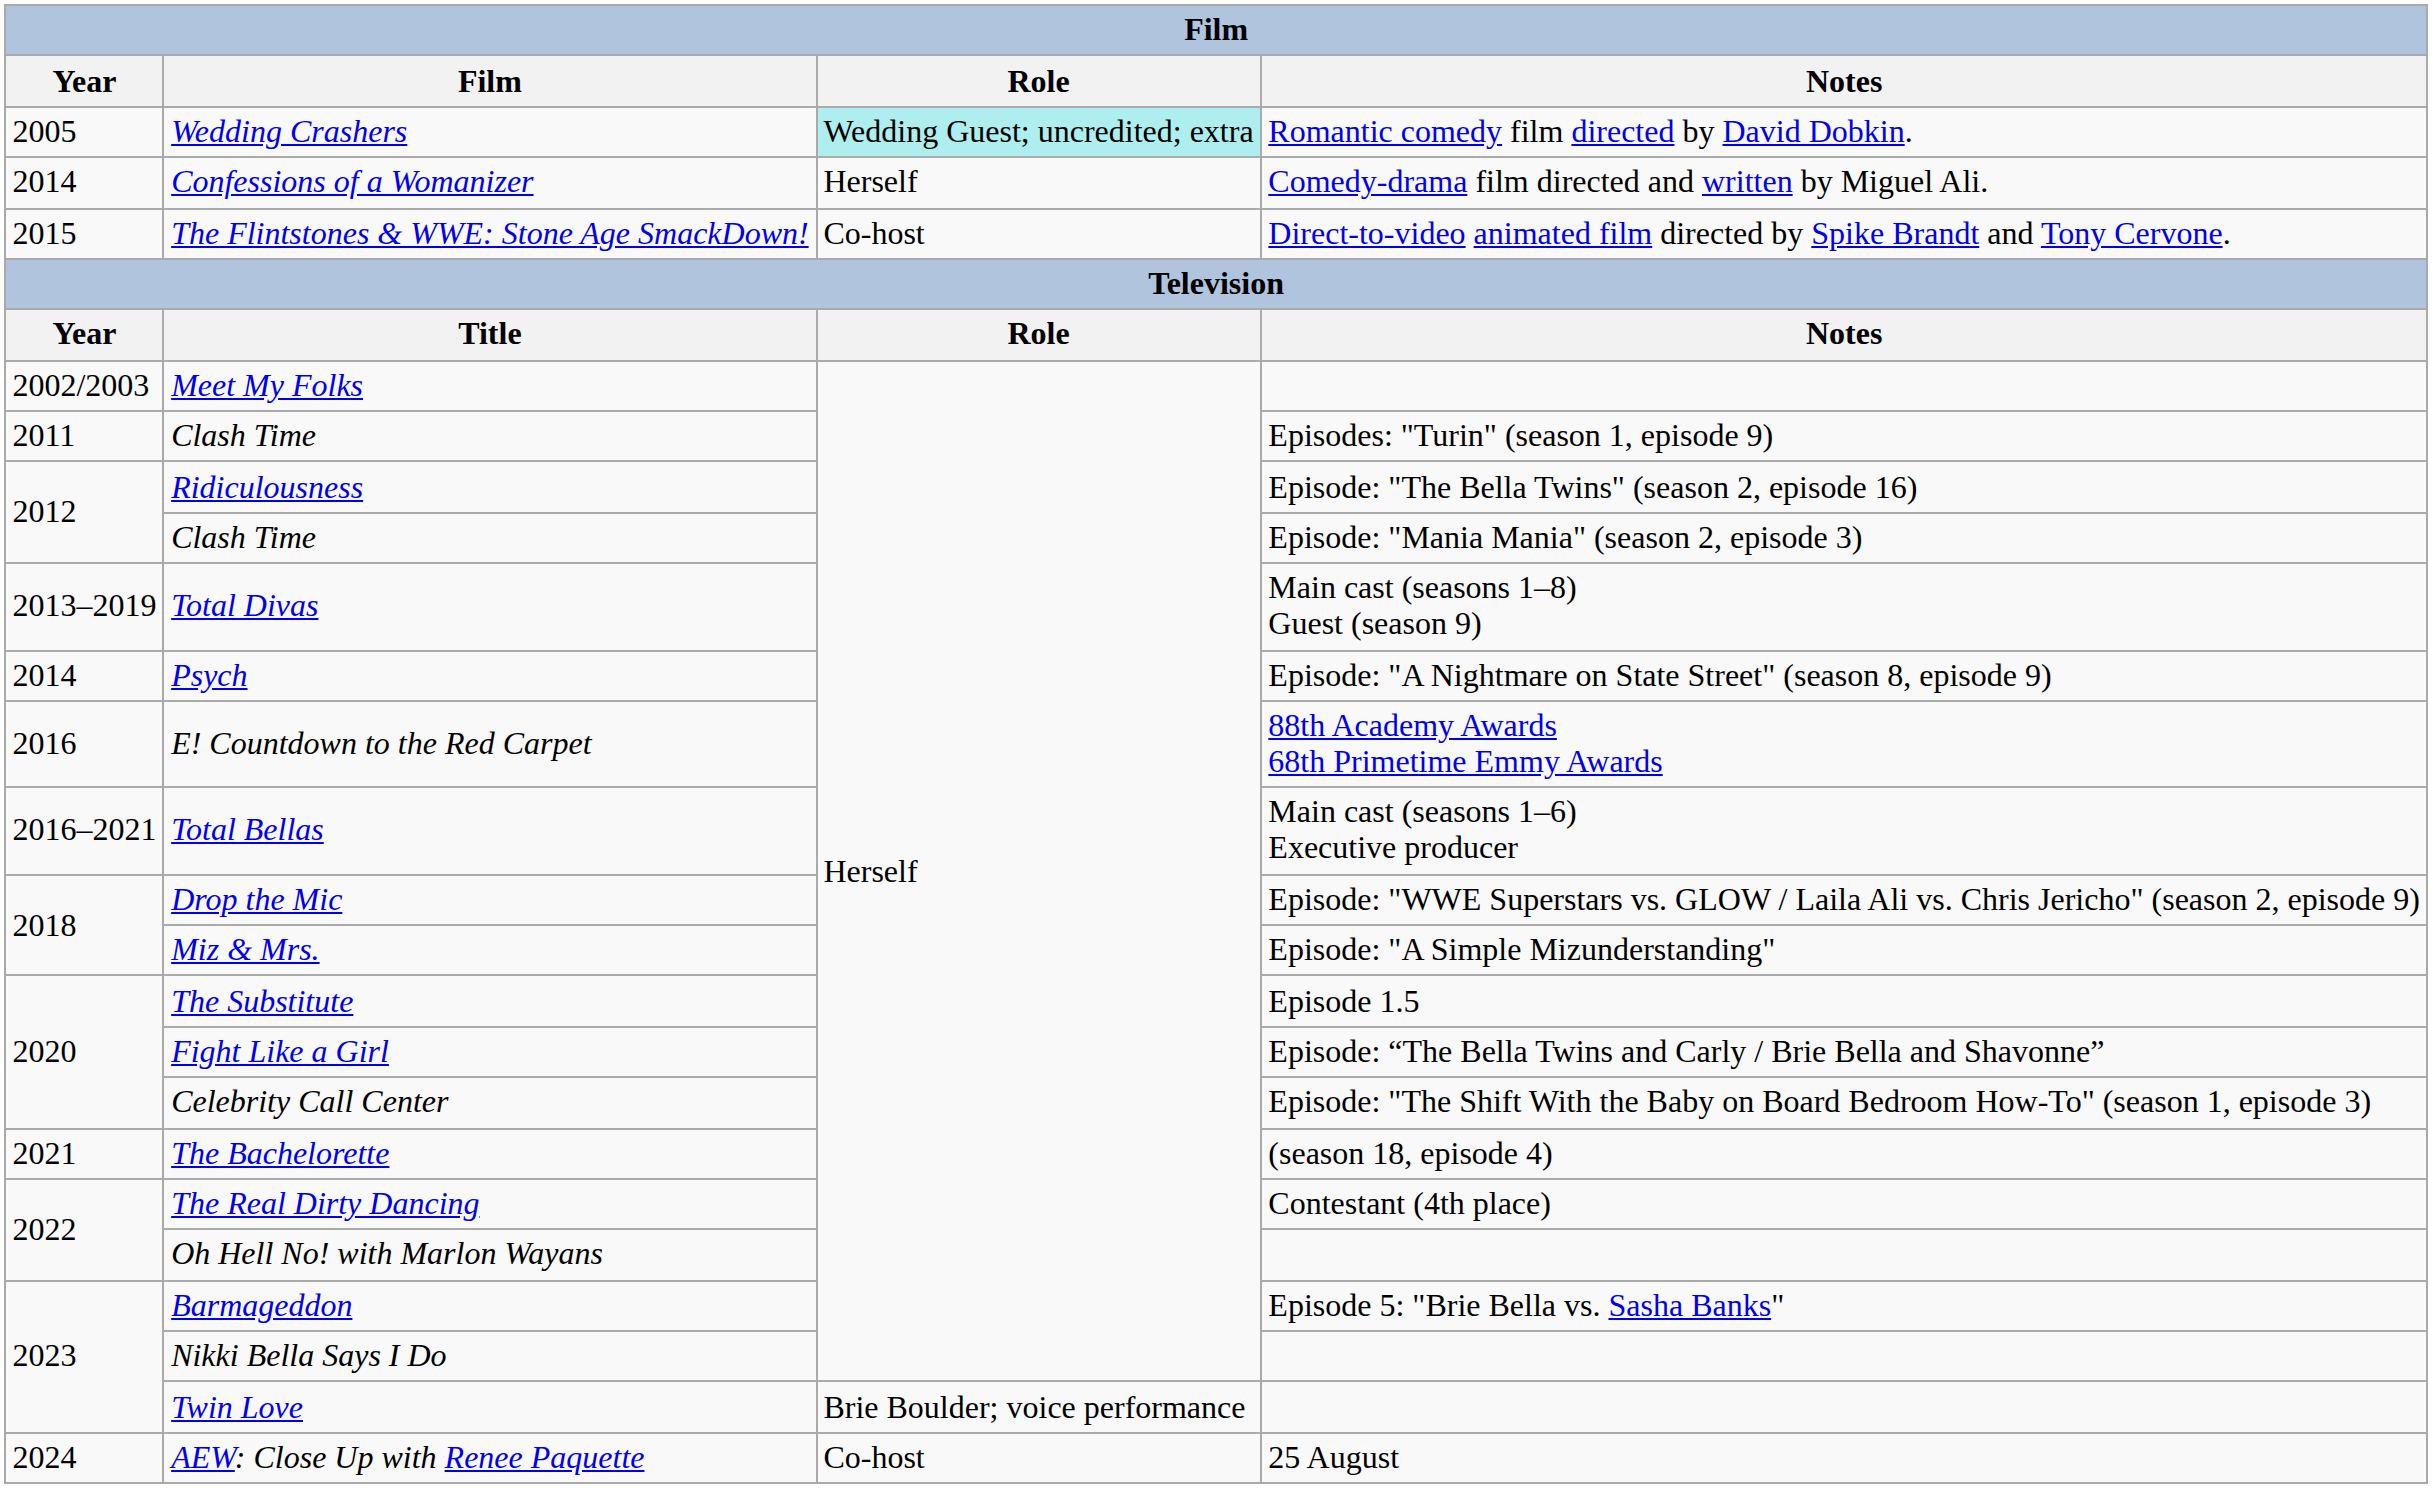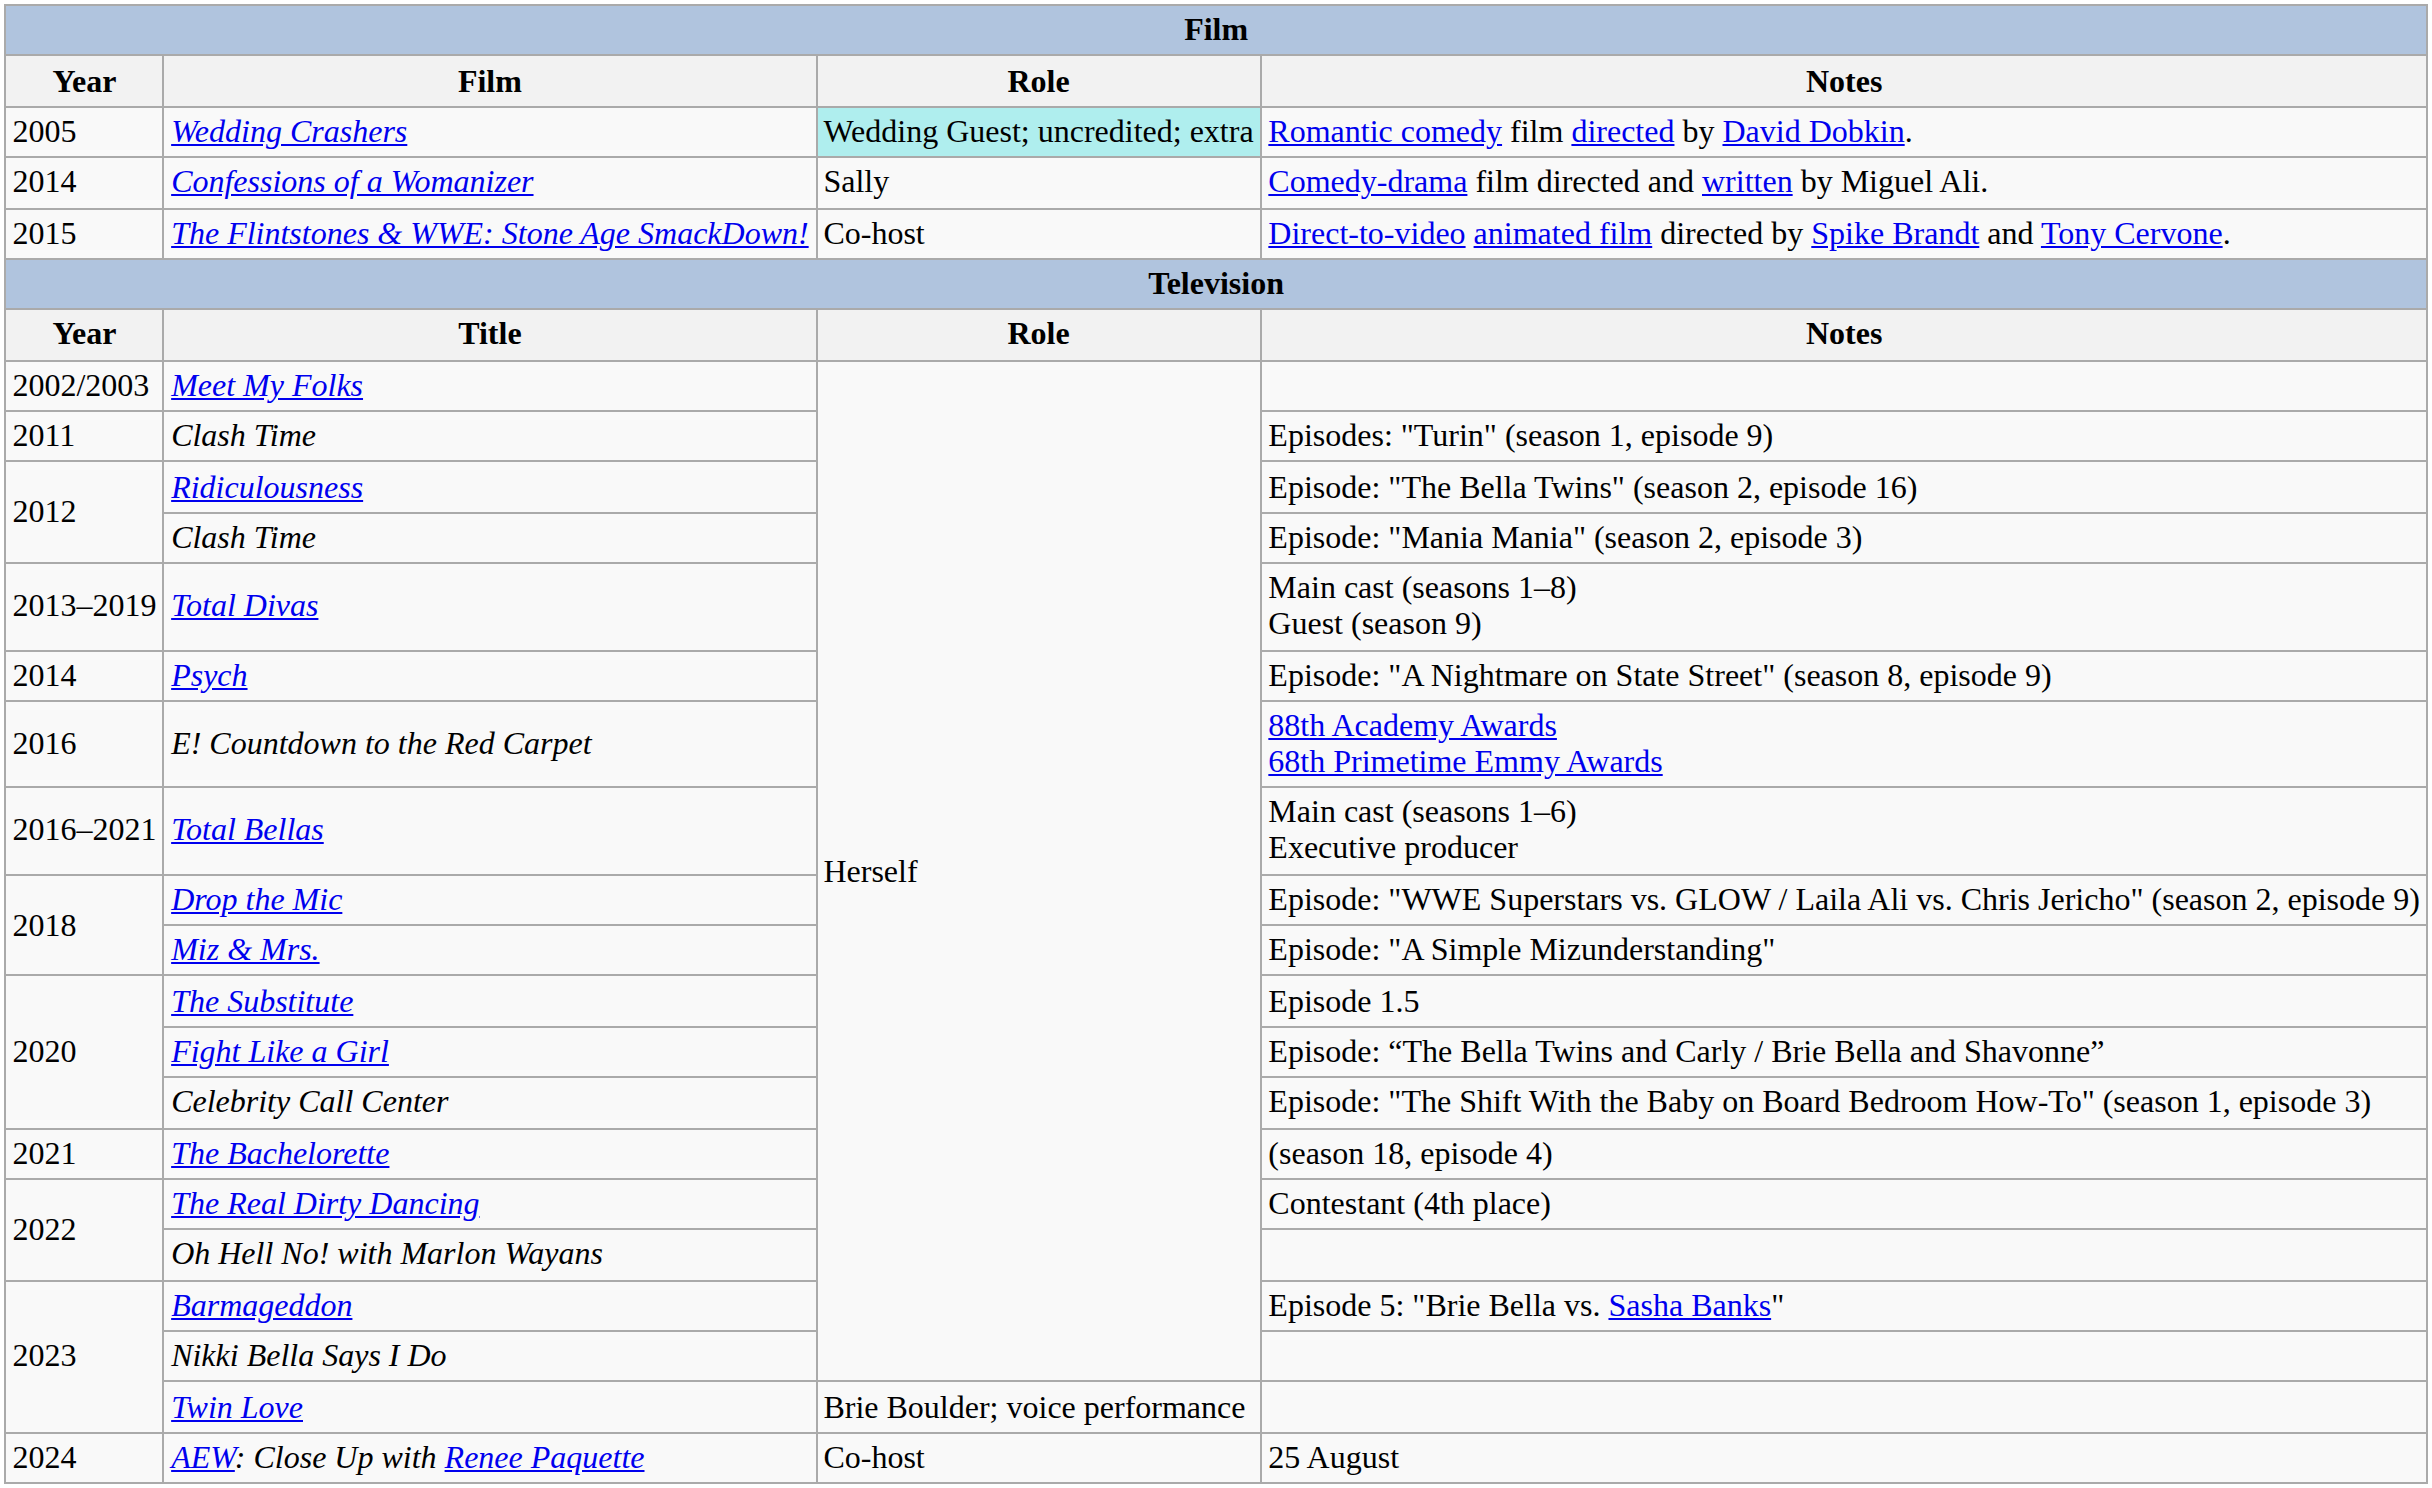(870, 182) Herself -> (856, 182) Sally
